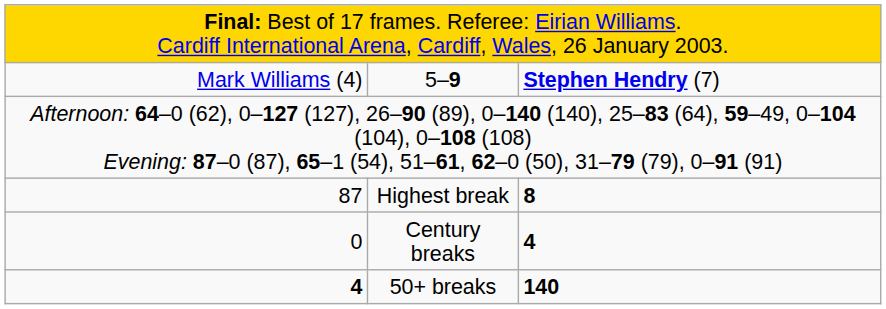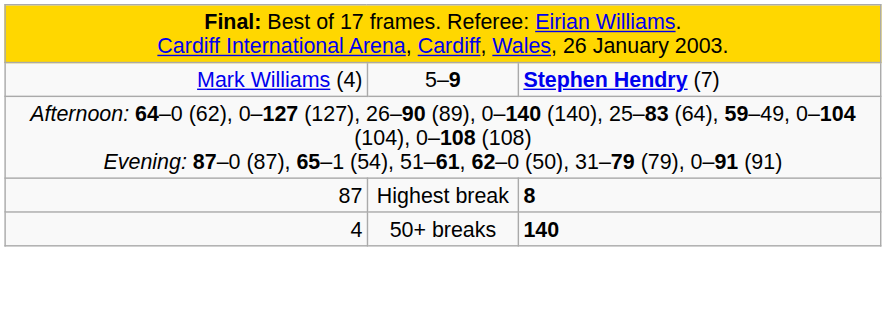- row: (443, 241)
(357, 287) bold -> (357, 229) normal
